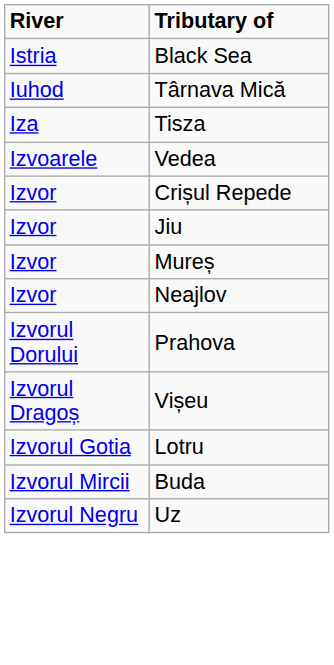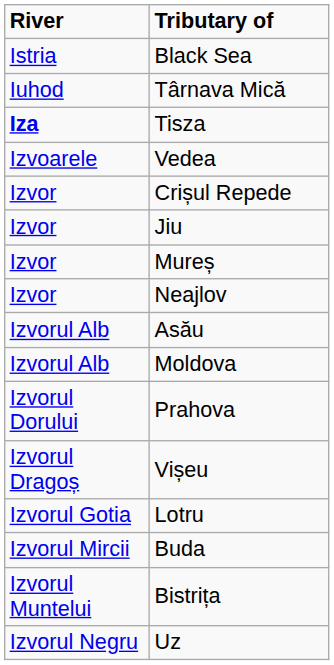(24, 124) normal -> (24, 124) bold
+ row: (179, 329)
+ row: (195, 364)
+ row: (188, 596)
